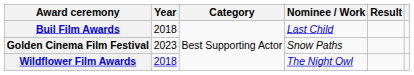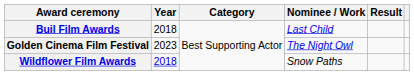(315, 45) Snow Paths -> (320, 45) The Night Owl
(320, 62) The Night Owl -> (315, 62) Snow Paths
